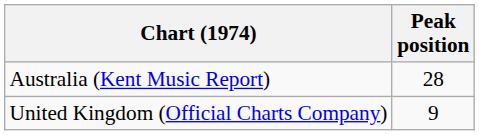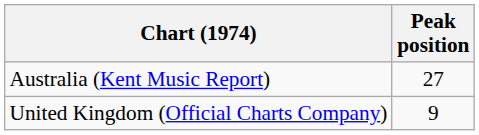(433, 79) 28 -> (433, 79) 27
